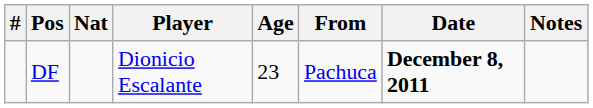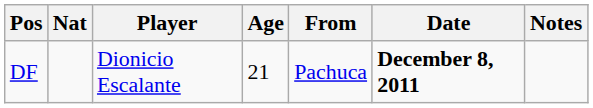- column: (15, 22)
(268, 71) 23 -> (258, 71) 21
